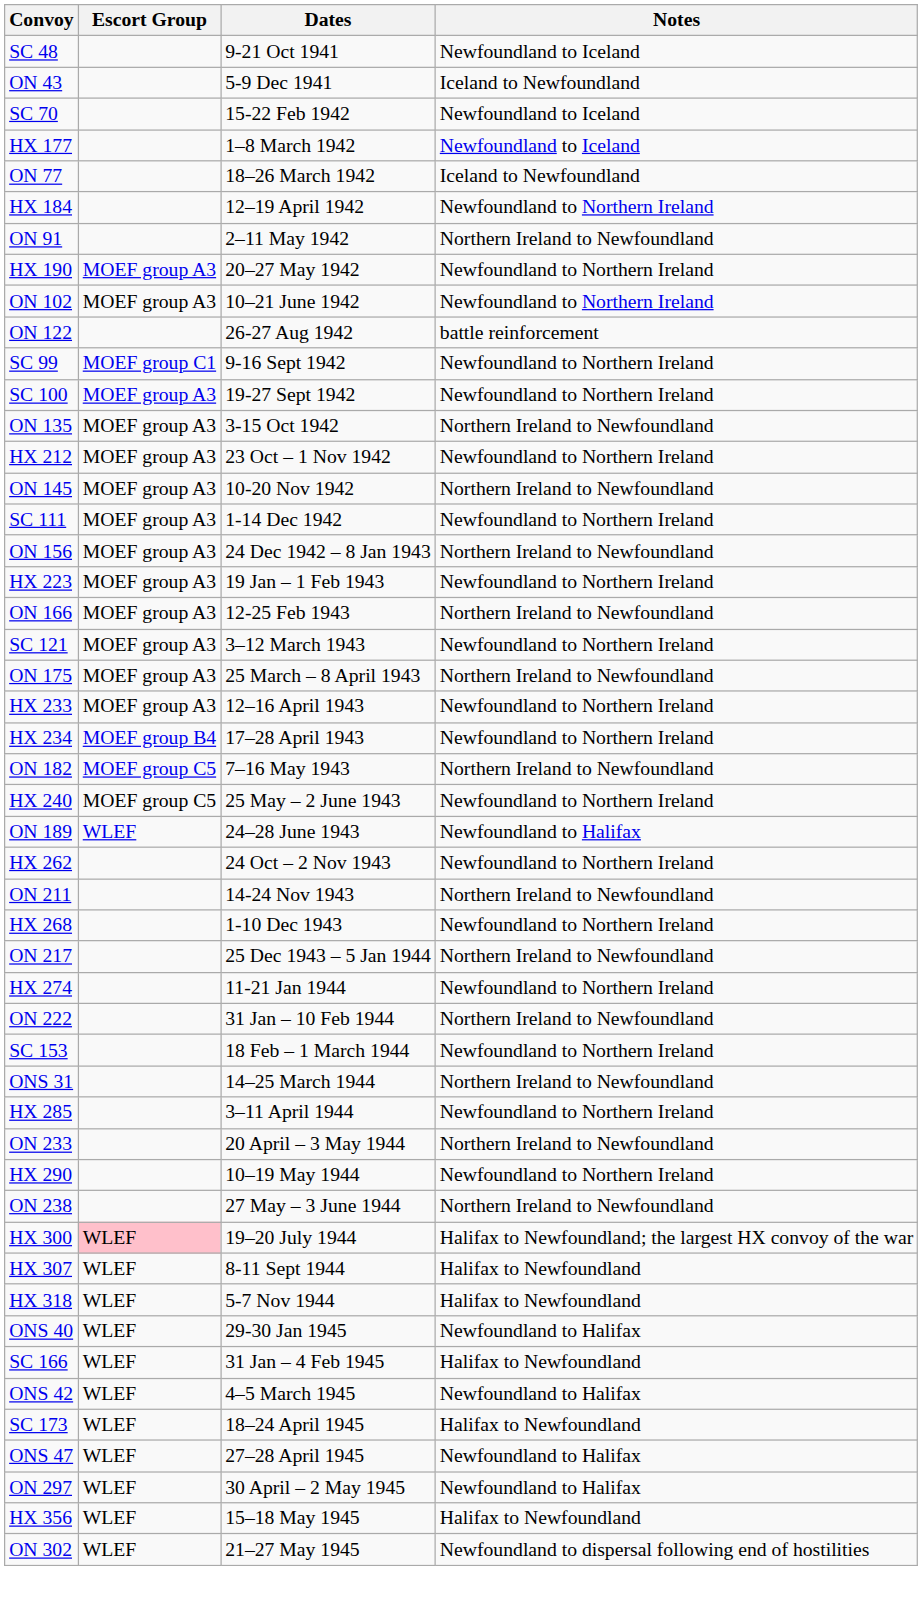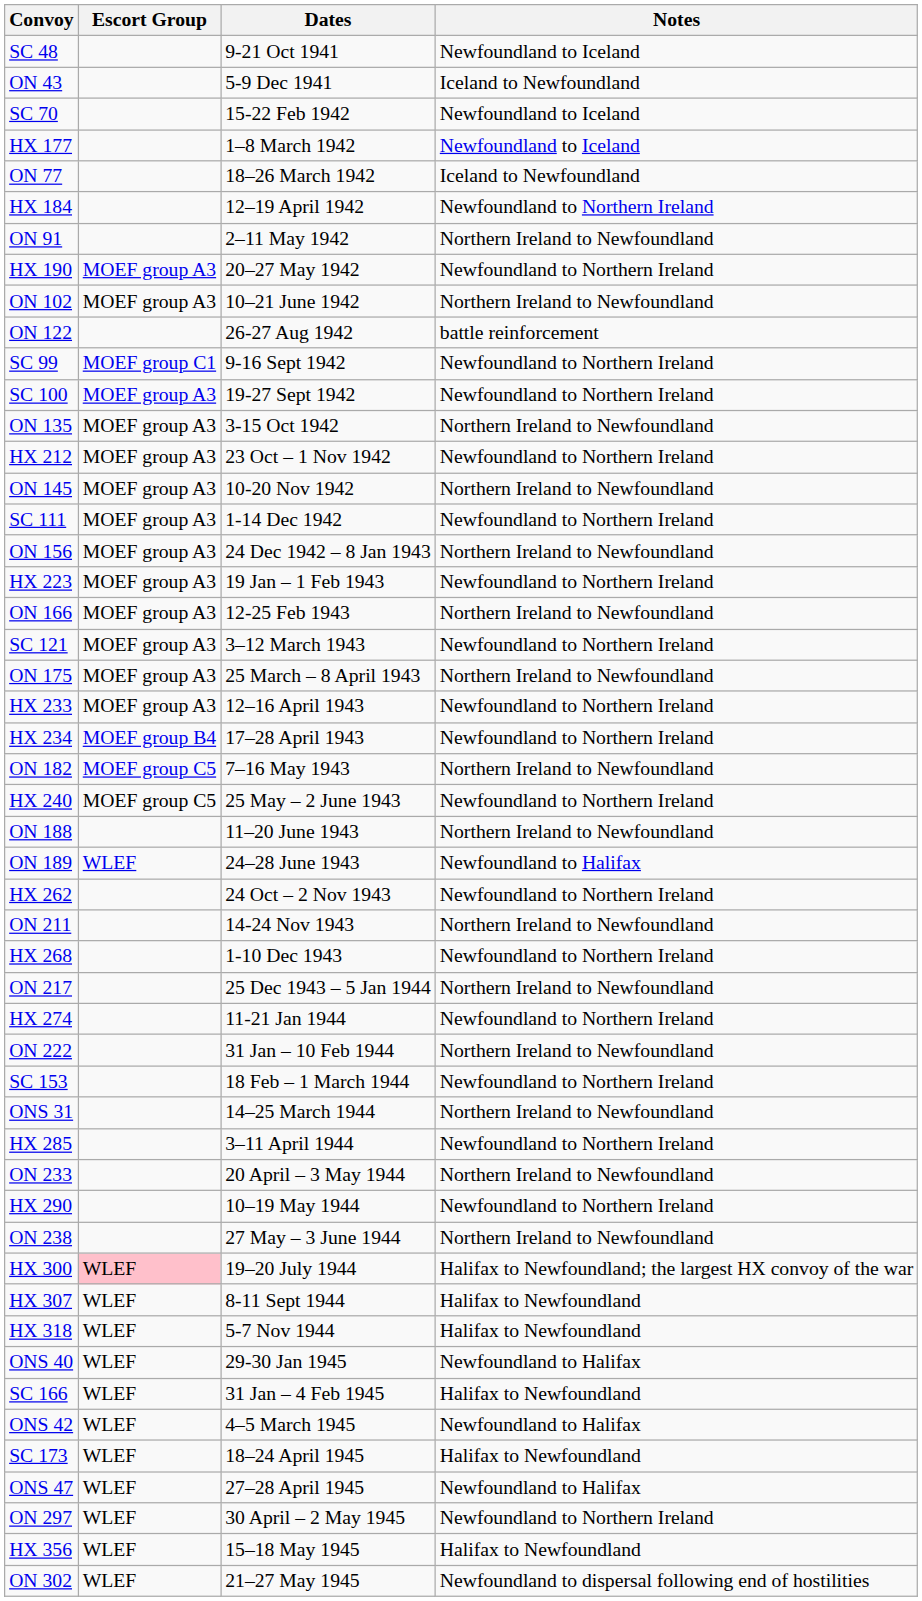(577, 301) Newfoundland to Northern Ireland -> (577, 301) Northern Ireland to Newfoundland
+ row: (41, 831)
(540, 1487) Newfoundland to Halifax -> (577, 1518) Newfoundland to Northern Ireland
